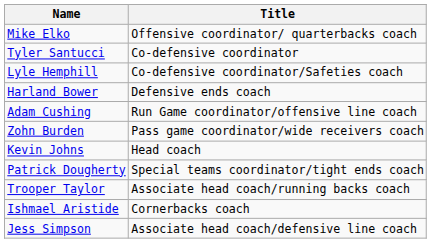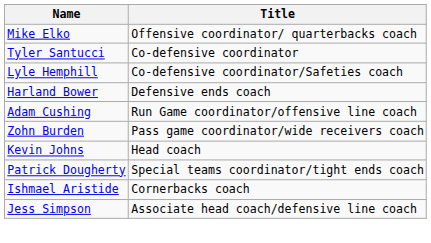- row: (56, 189)
